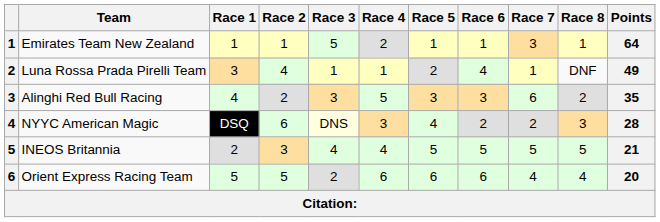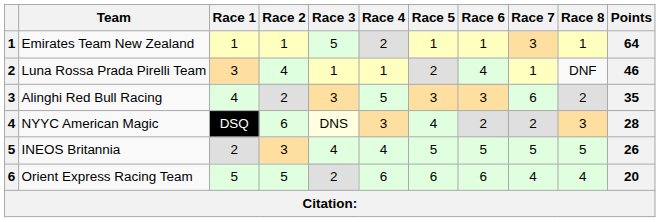(631, 71) 49 -> (631, 71) 46
(631, 150) 21 -> (631, 150) 26
